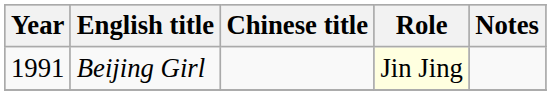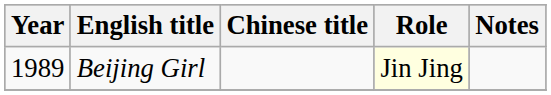(38, 68) 1991 -> (38, 68) 1989
